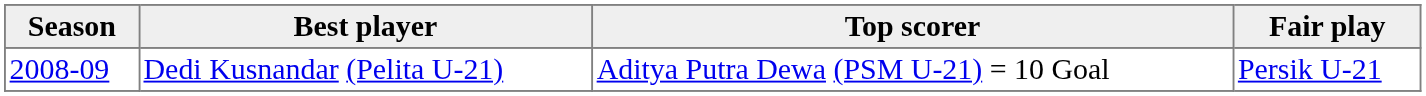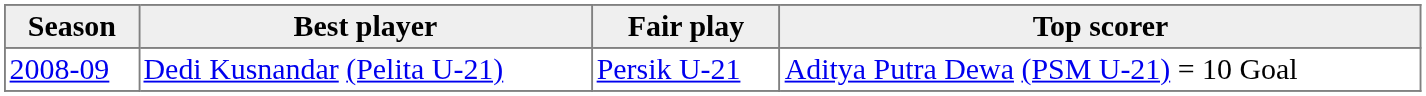columns swapped: (913, 26) <-> (1327, 26)
